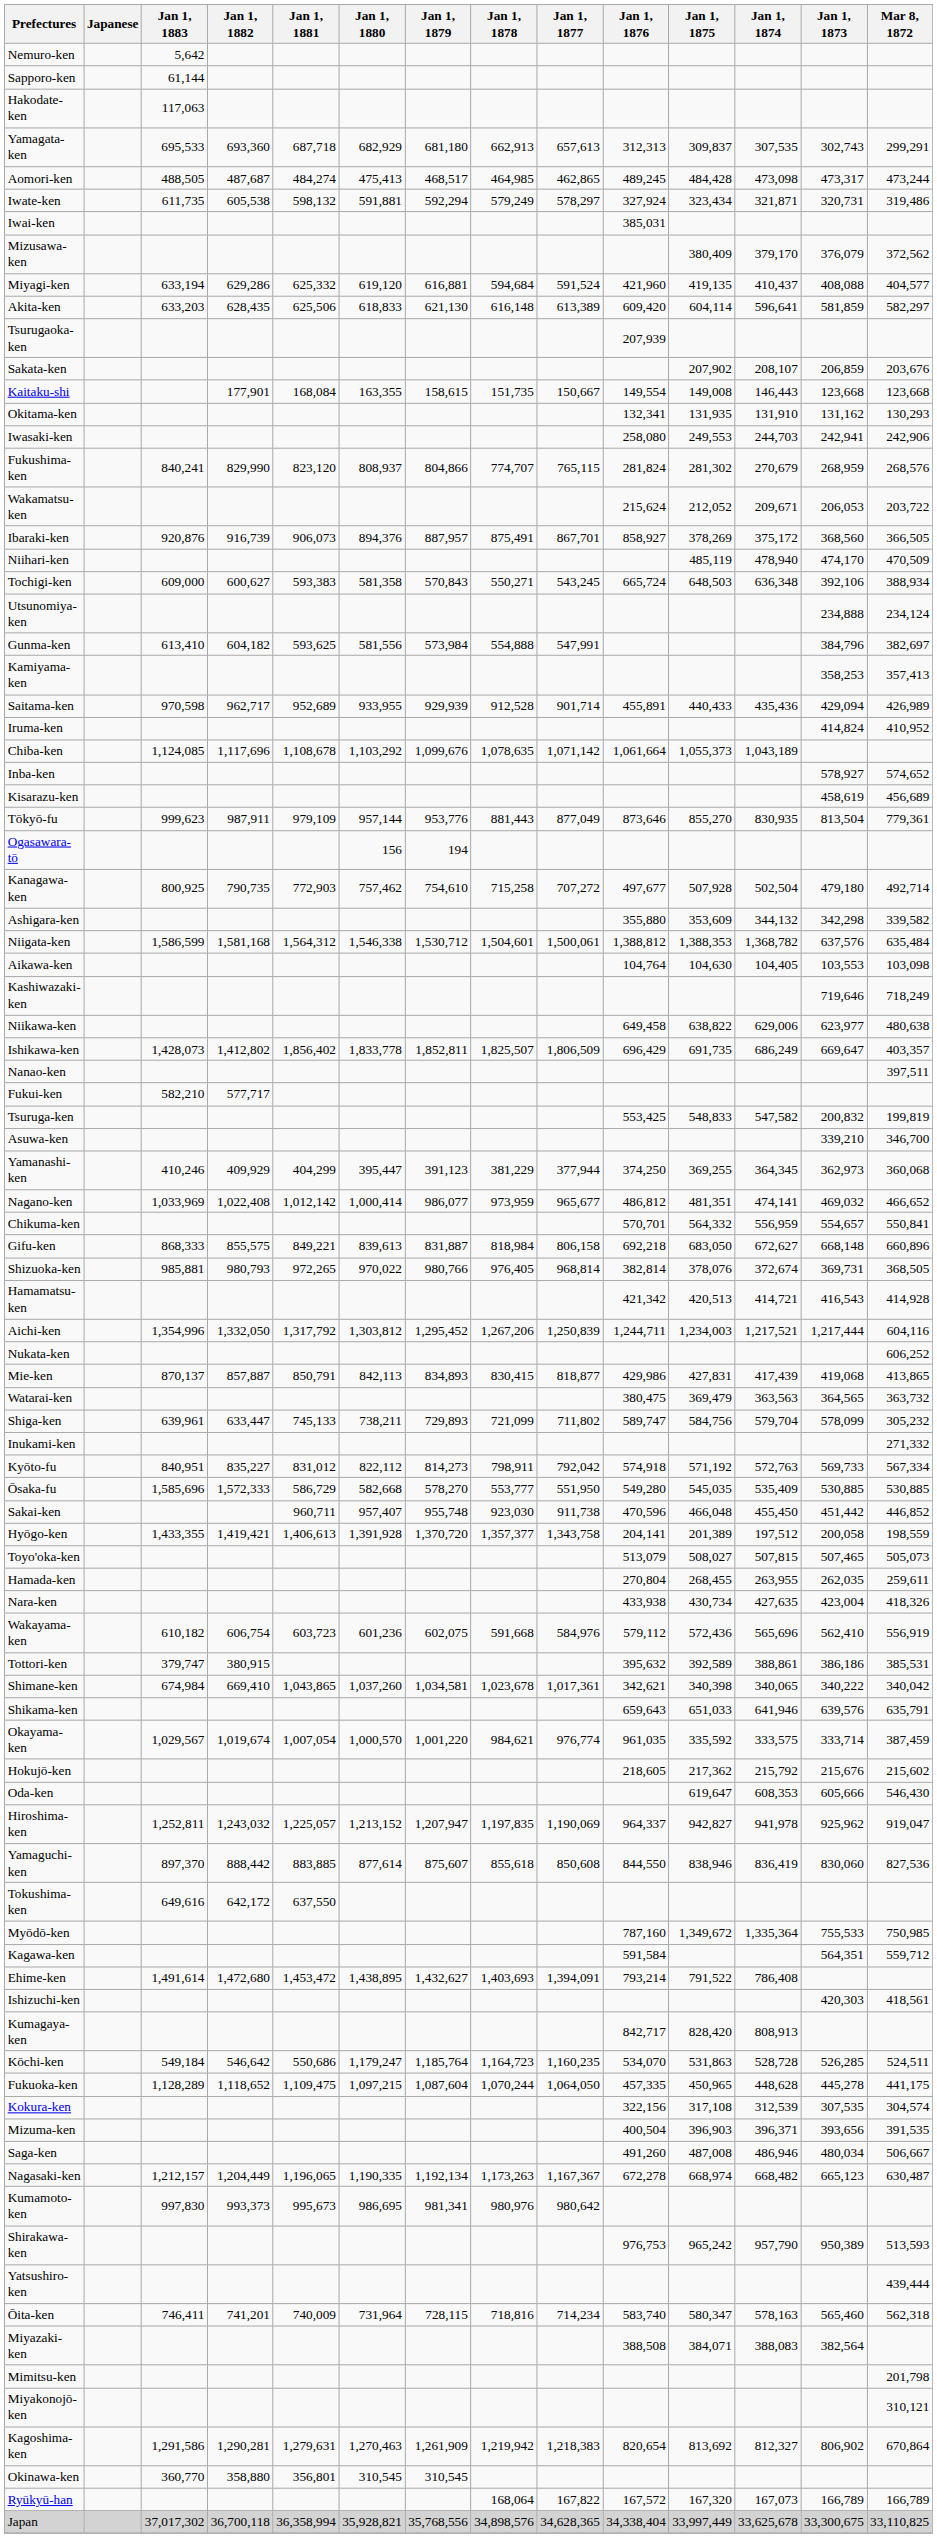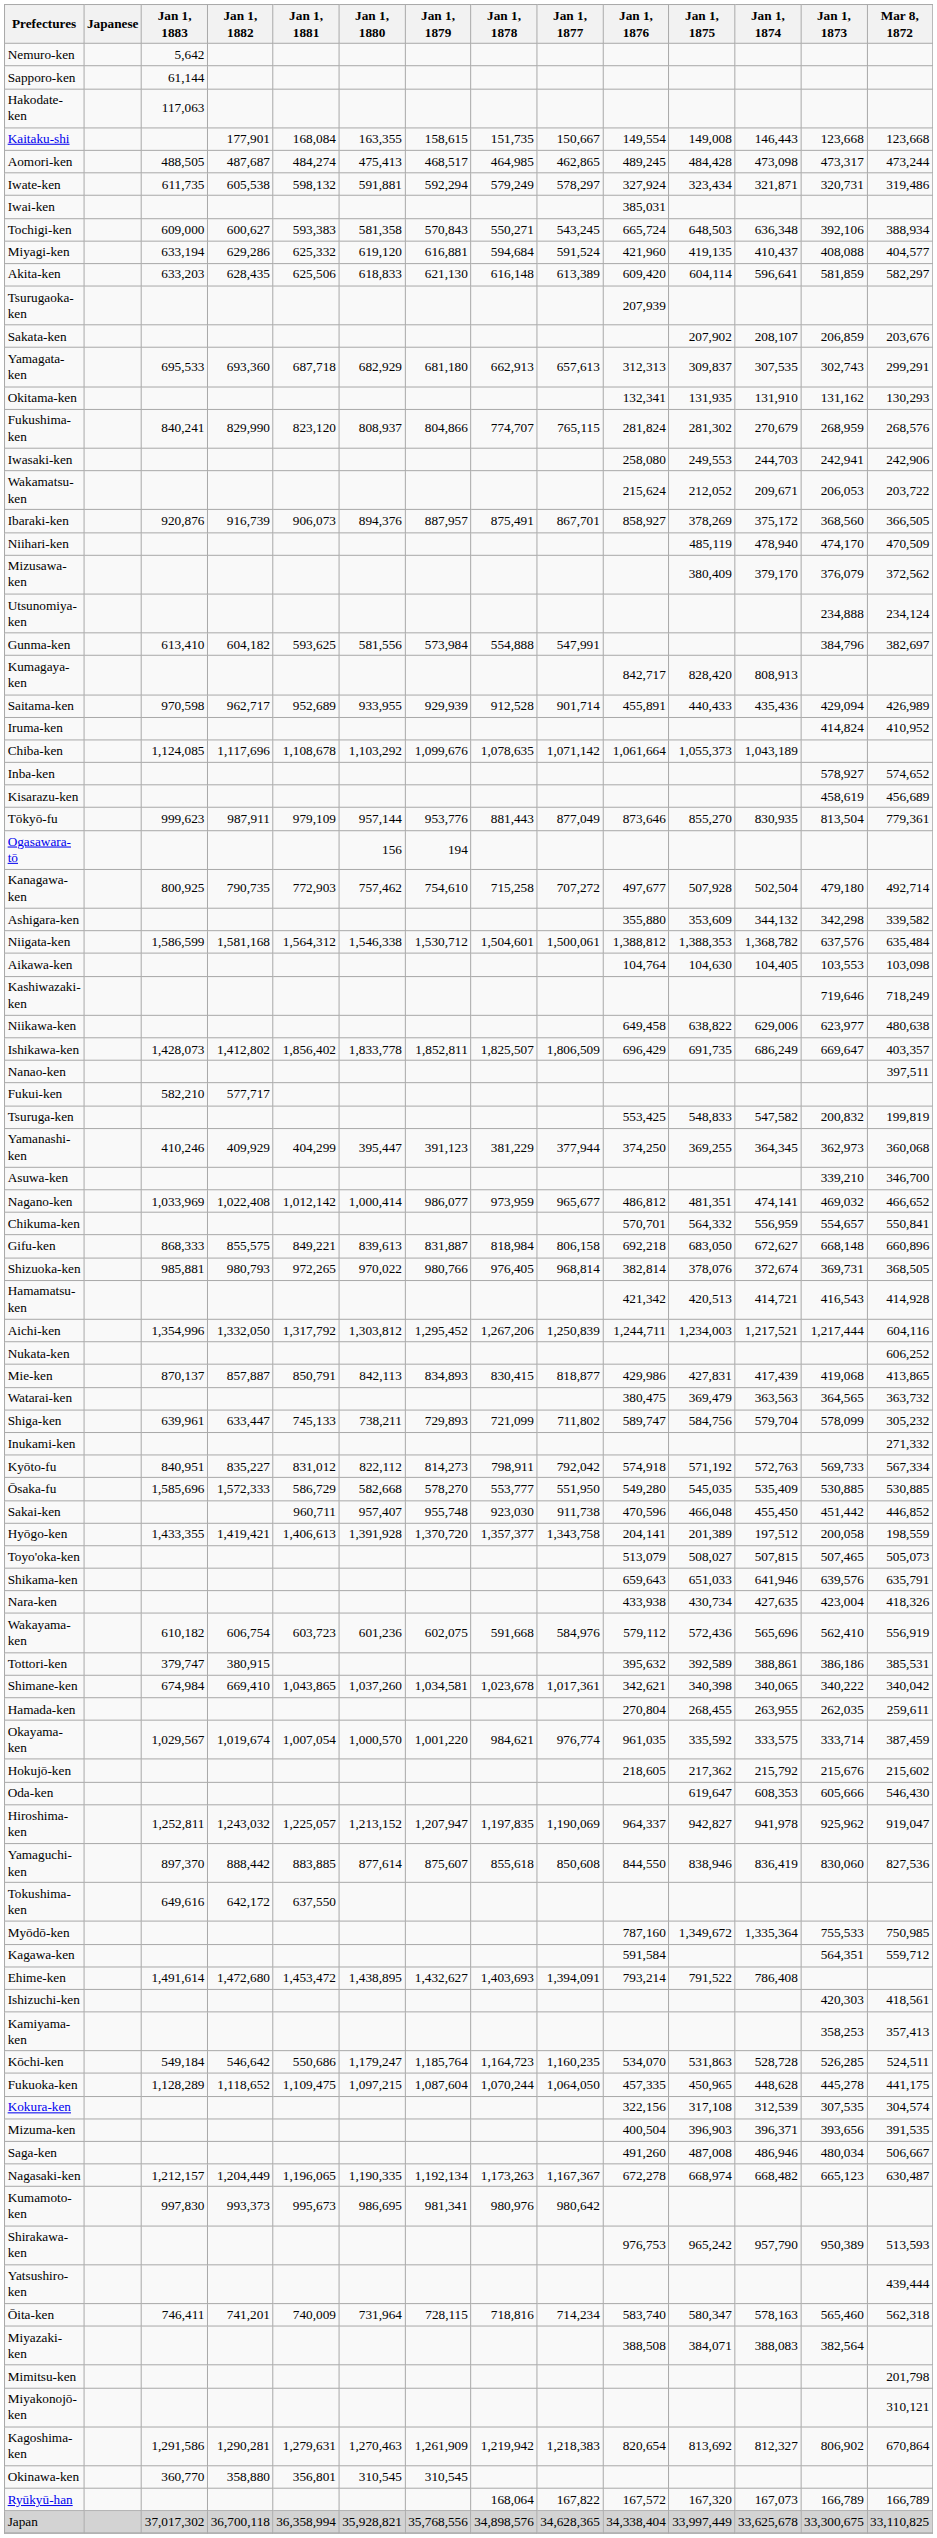rows swapped: (39, 391) <-> (36, 147)
rows swapped: (37, 253) <-> (40, 582)
rows swapped: (39, 467) <-> (40, 436)
rows swapped: (39, 2031) <-> (39, 675)
rows swapped: (38, 1139) <-> (39, 1170)
rows swapped: (43, 1709) <-> (42, 1579)
